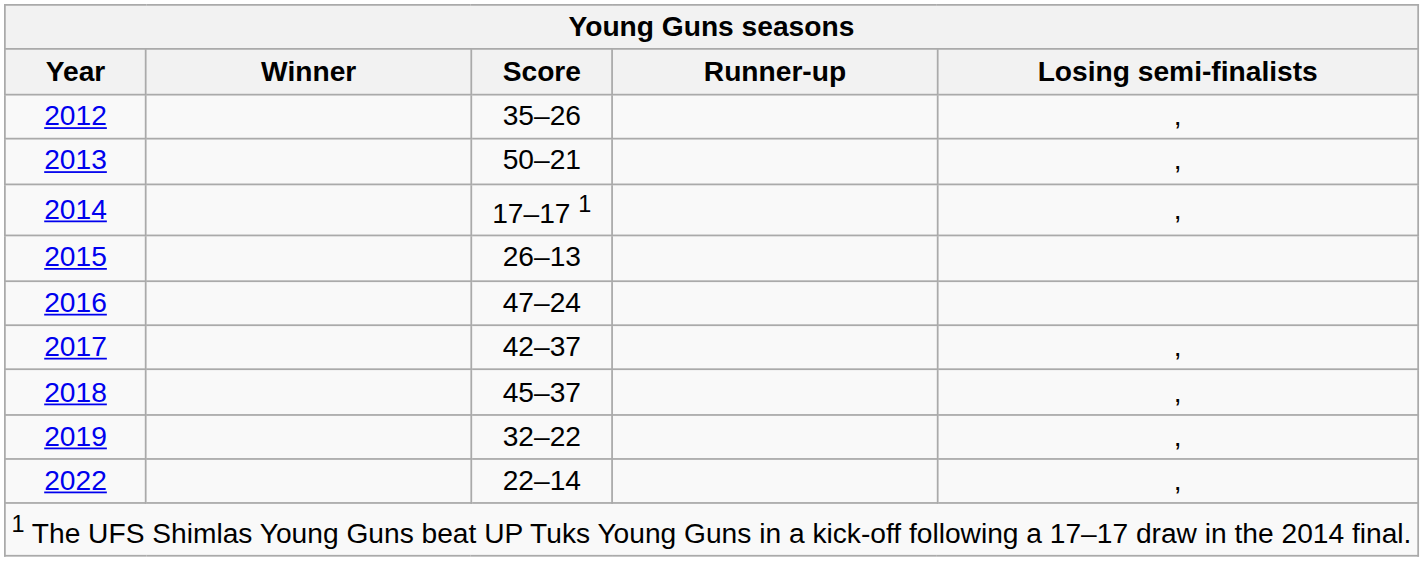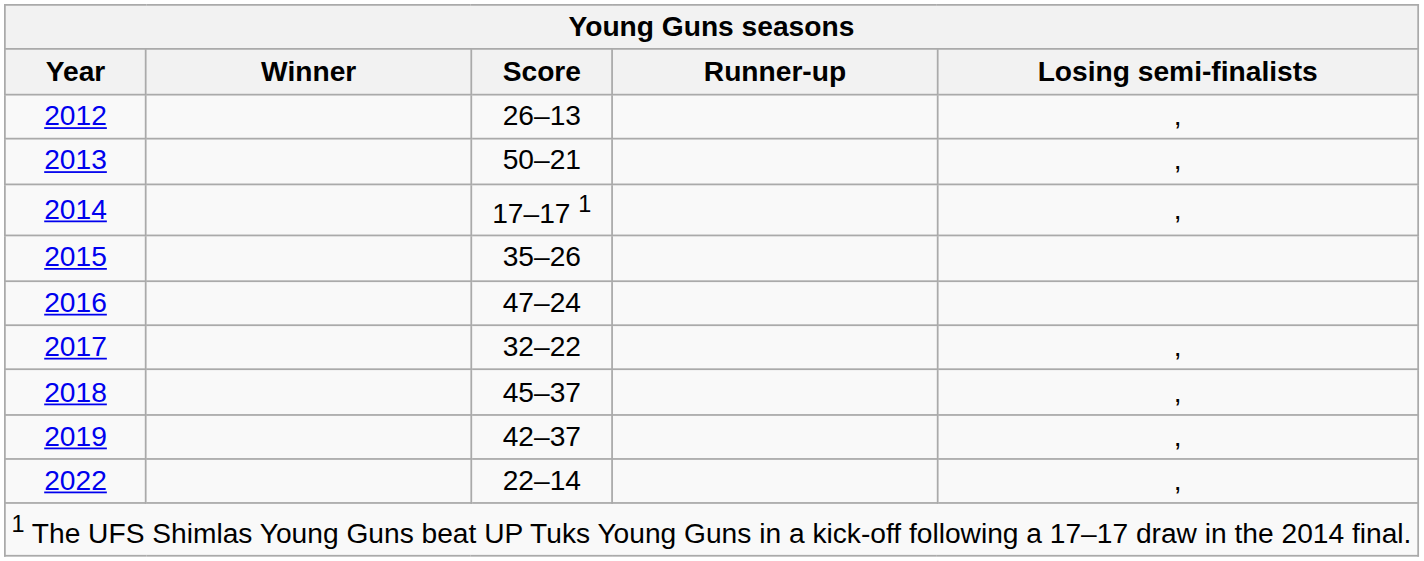(542, 116) 35–26 -> (542, 116) 26–13
(542, 257) 26–13 -> (542, 257) 35–26
(542, 347) 42–37 -> (542, 347) 32–22
(542, 436) 32–22 -> (542, 436) 42–37
